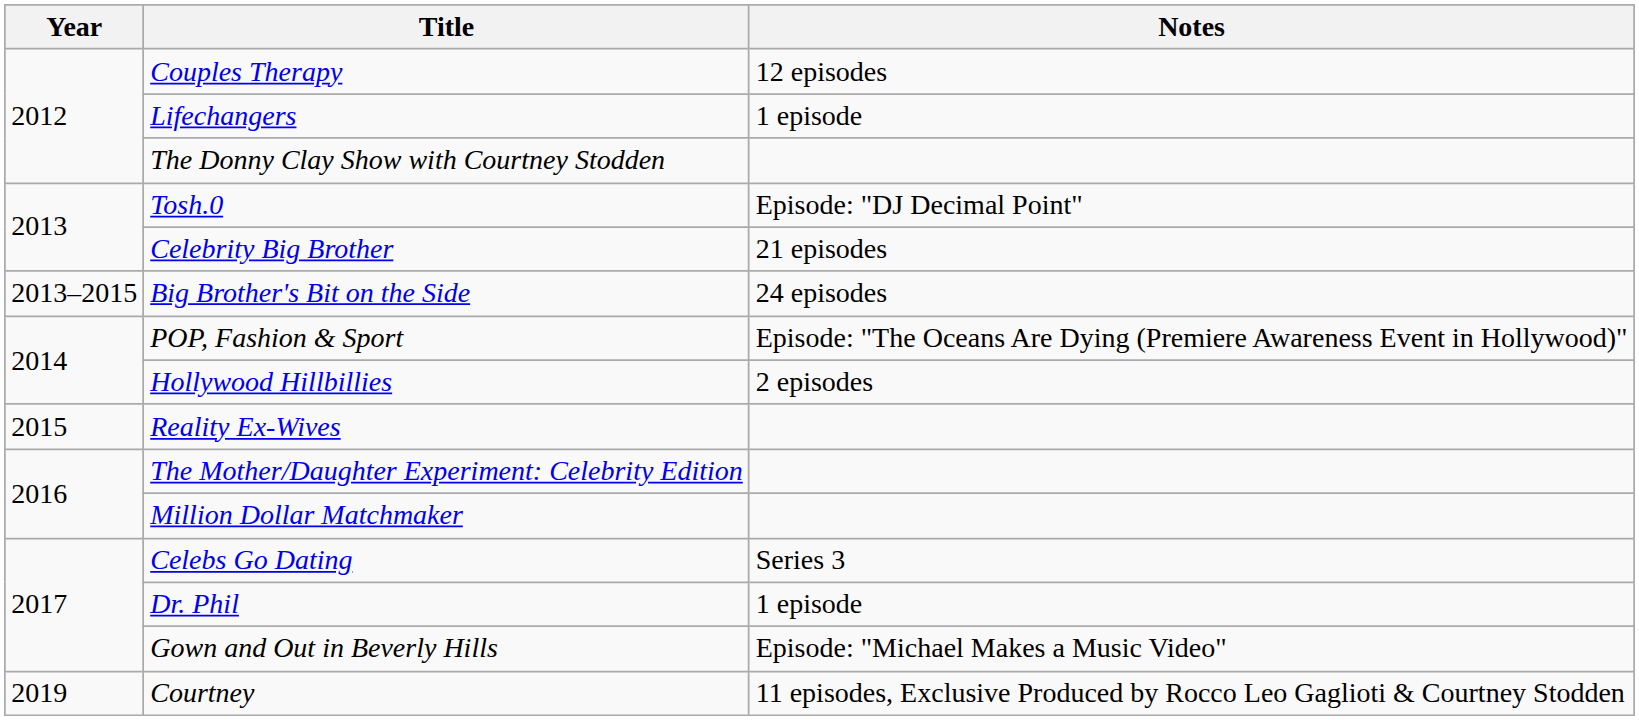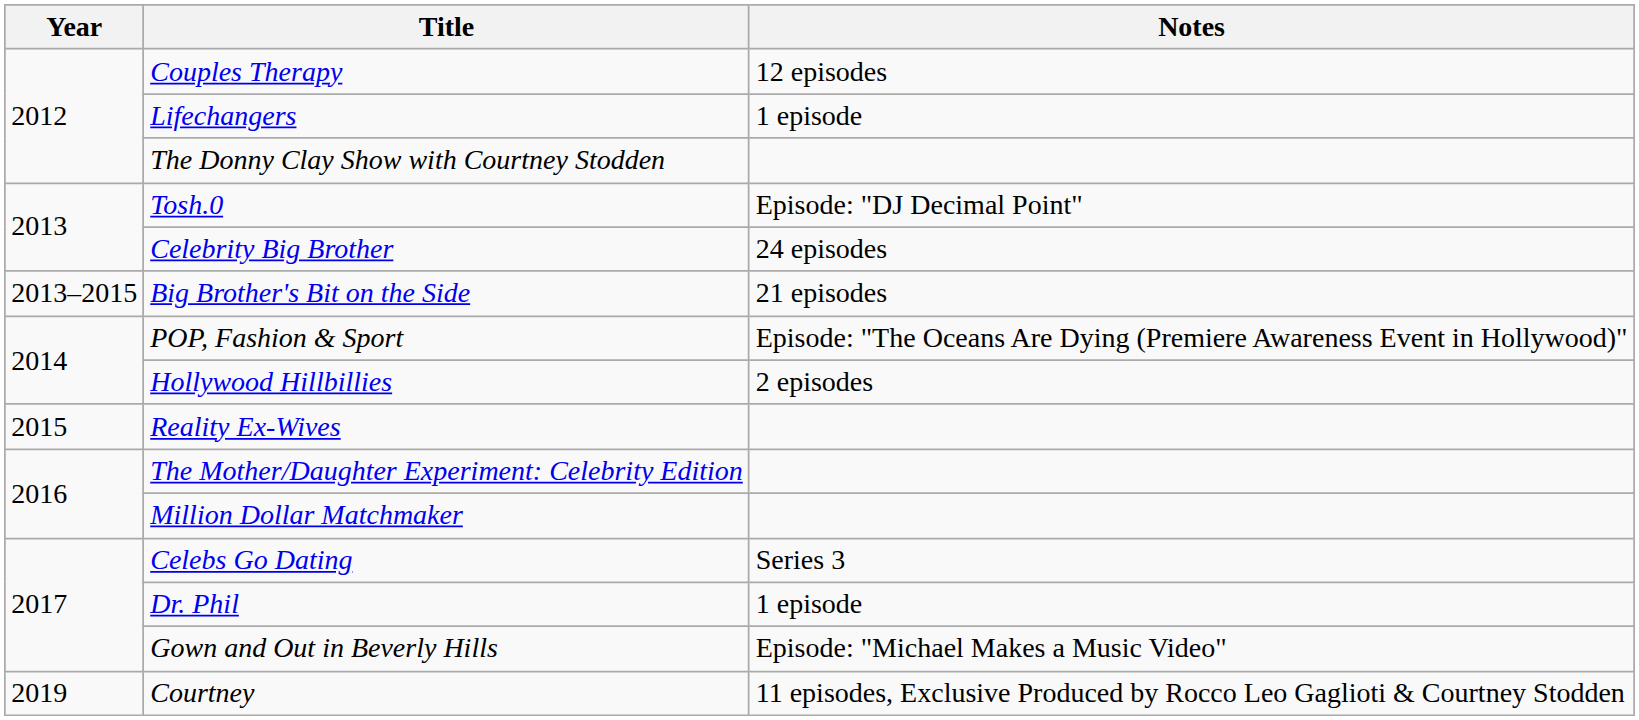(821, 248) 21 episodes -> (821, 248) 24 episodes
(821, 293) 24 episodes -> (821, 293) 21 episodes
